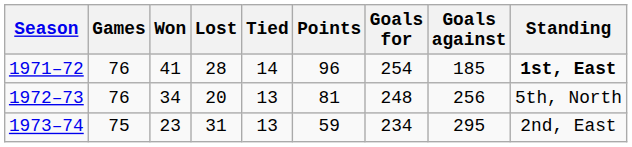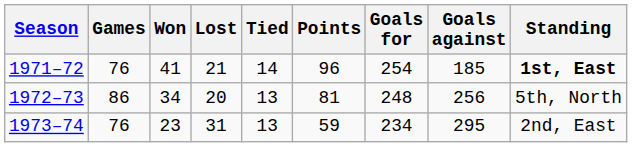(216, 69) 28 -> (216, 69) 21
(119, 98) 76 -> (119, 98) 86
(119, 127) 75 -> (119, 127) 76
